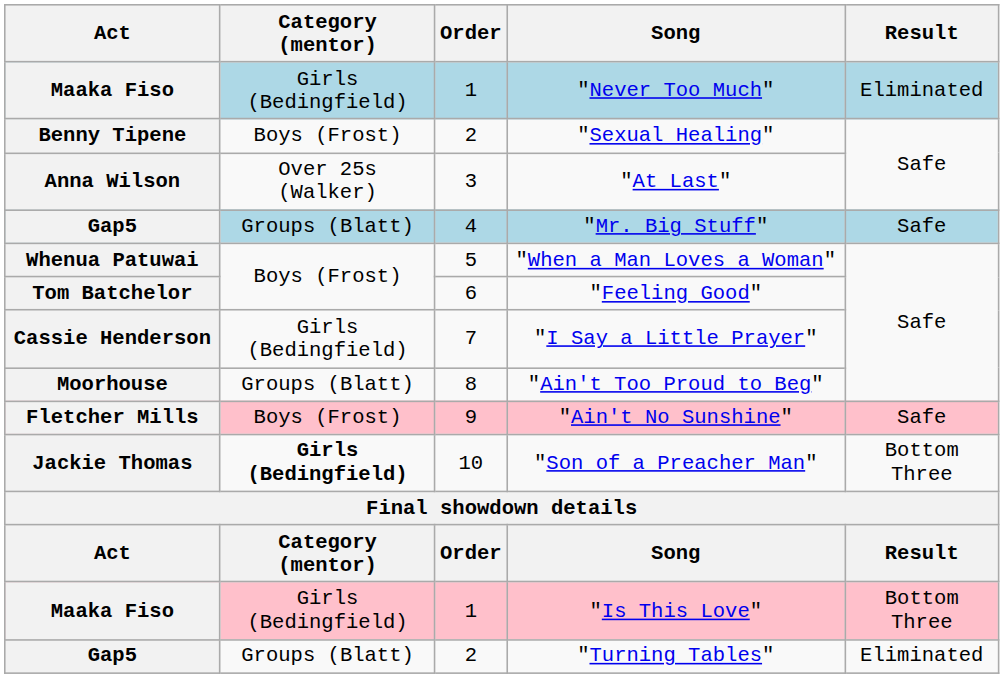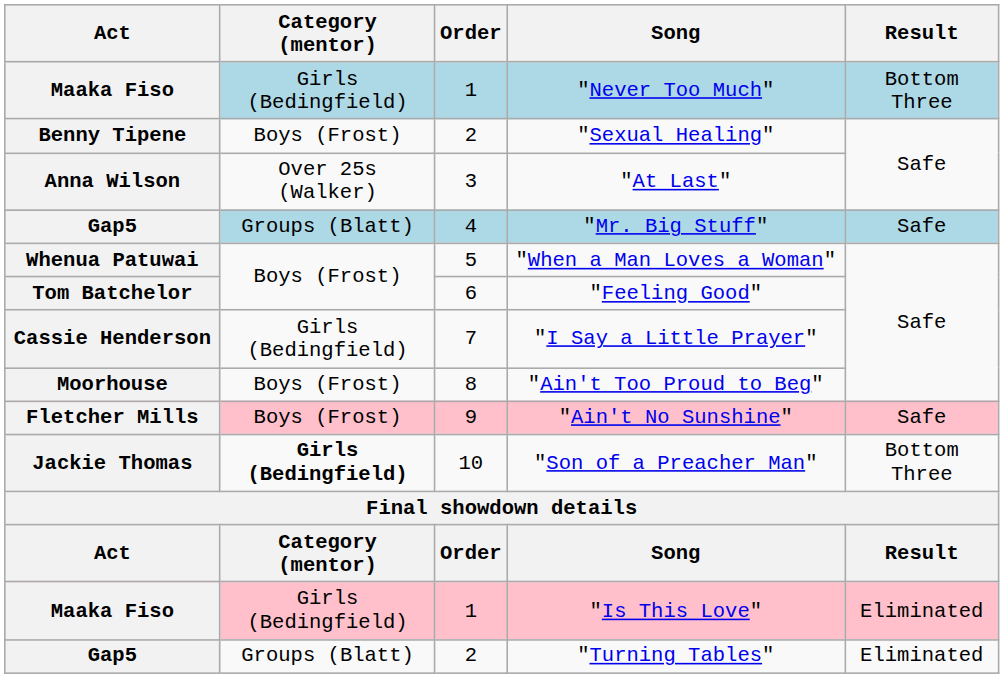(922, 91) Eliminated -> (922, 91) Bottom Three
(328, 384) Groups (Blatt) -> (328, 384) Boys (Frost)
(922, 611) Bottom Three -> (922, 611) Eliminated
